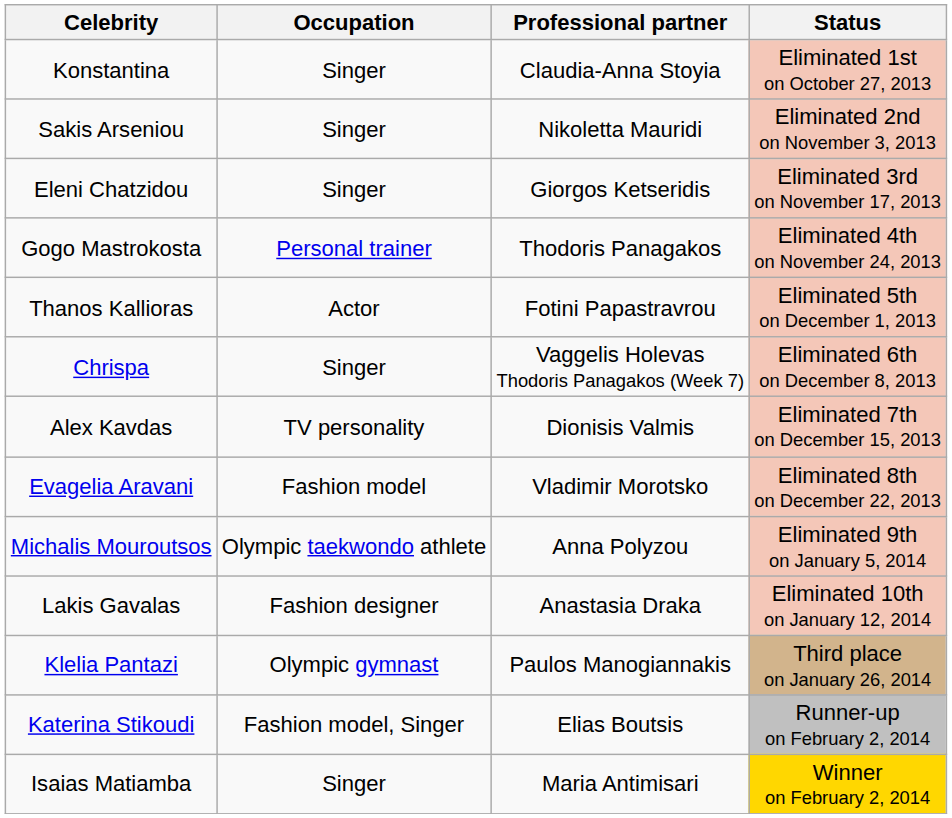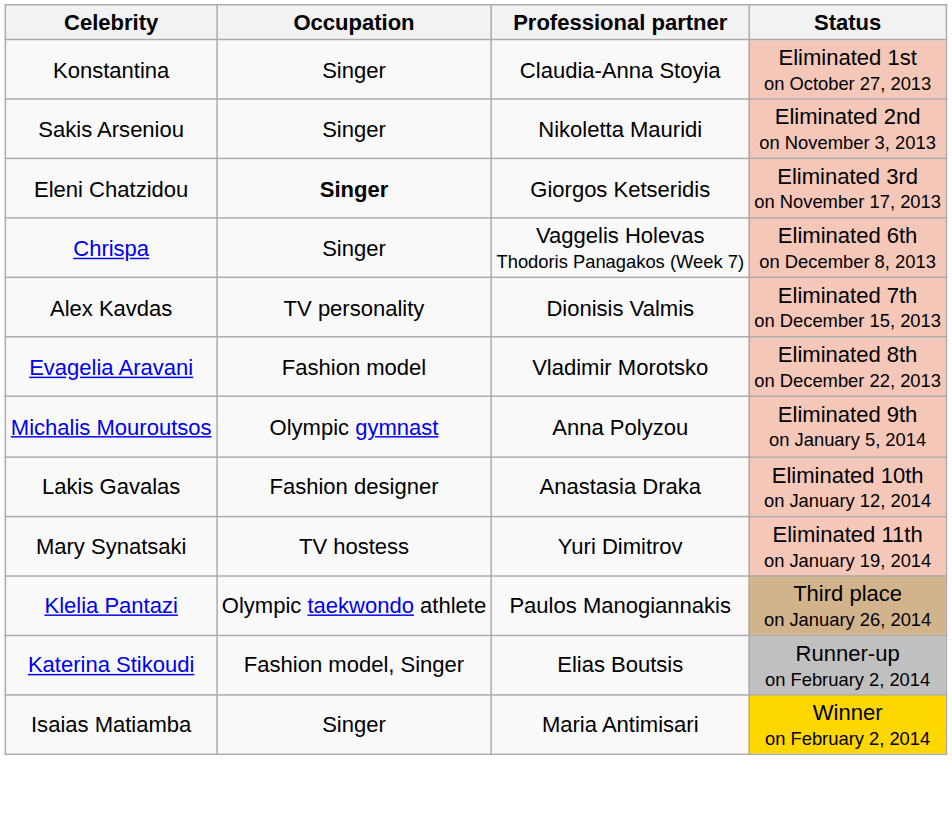(354, 188) normal -> (354, 188) bold
- row: (111, 248)
- row: (111, 308)
(354, 546) Olympic taekwondo athlete -> (354, 427) Olympic gymnast
+ row: (111, 546)
(354, 665) Olympic gymnast -> (354, 605) Olympic taekwondo athlete
